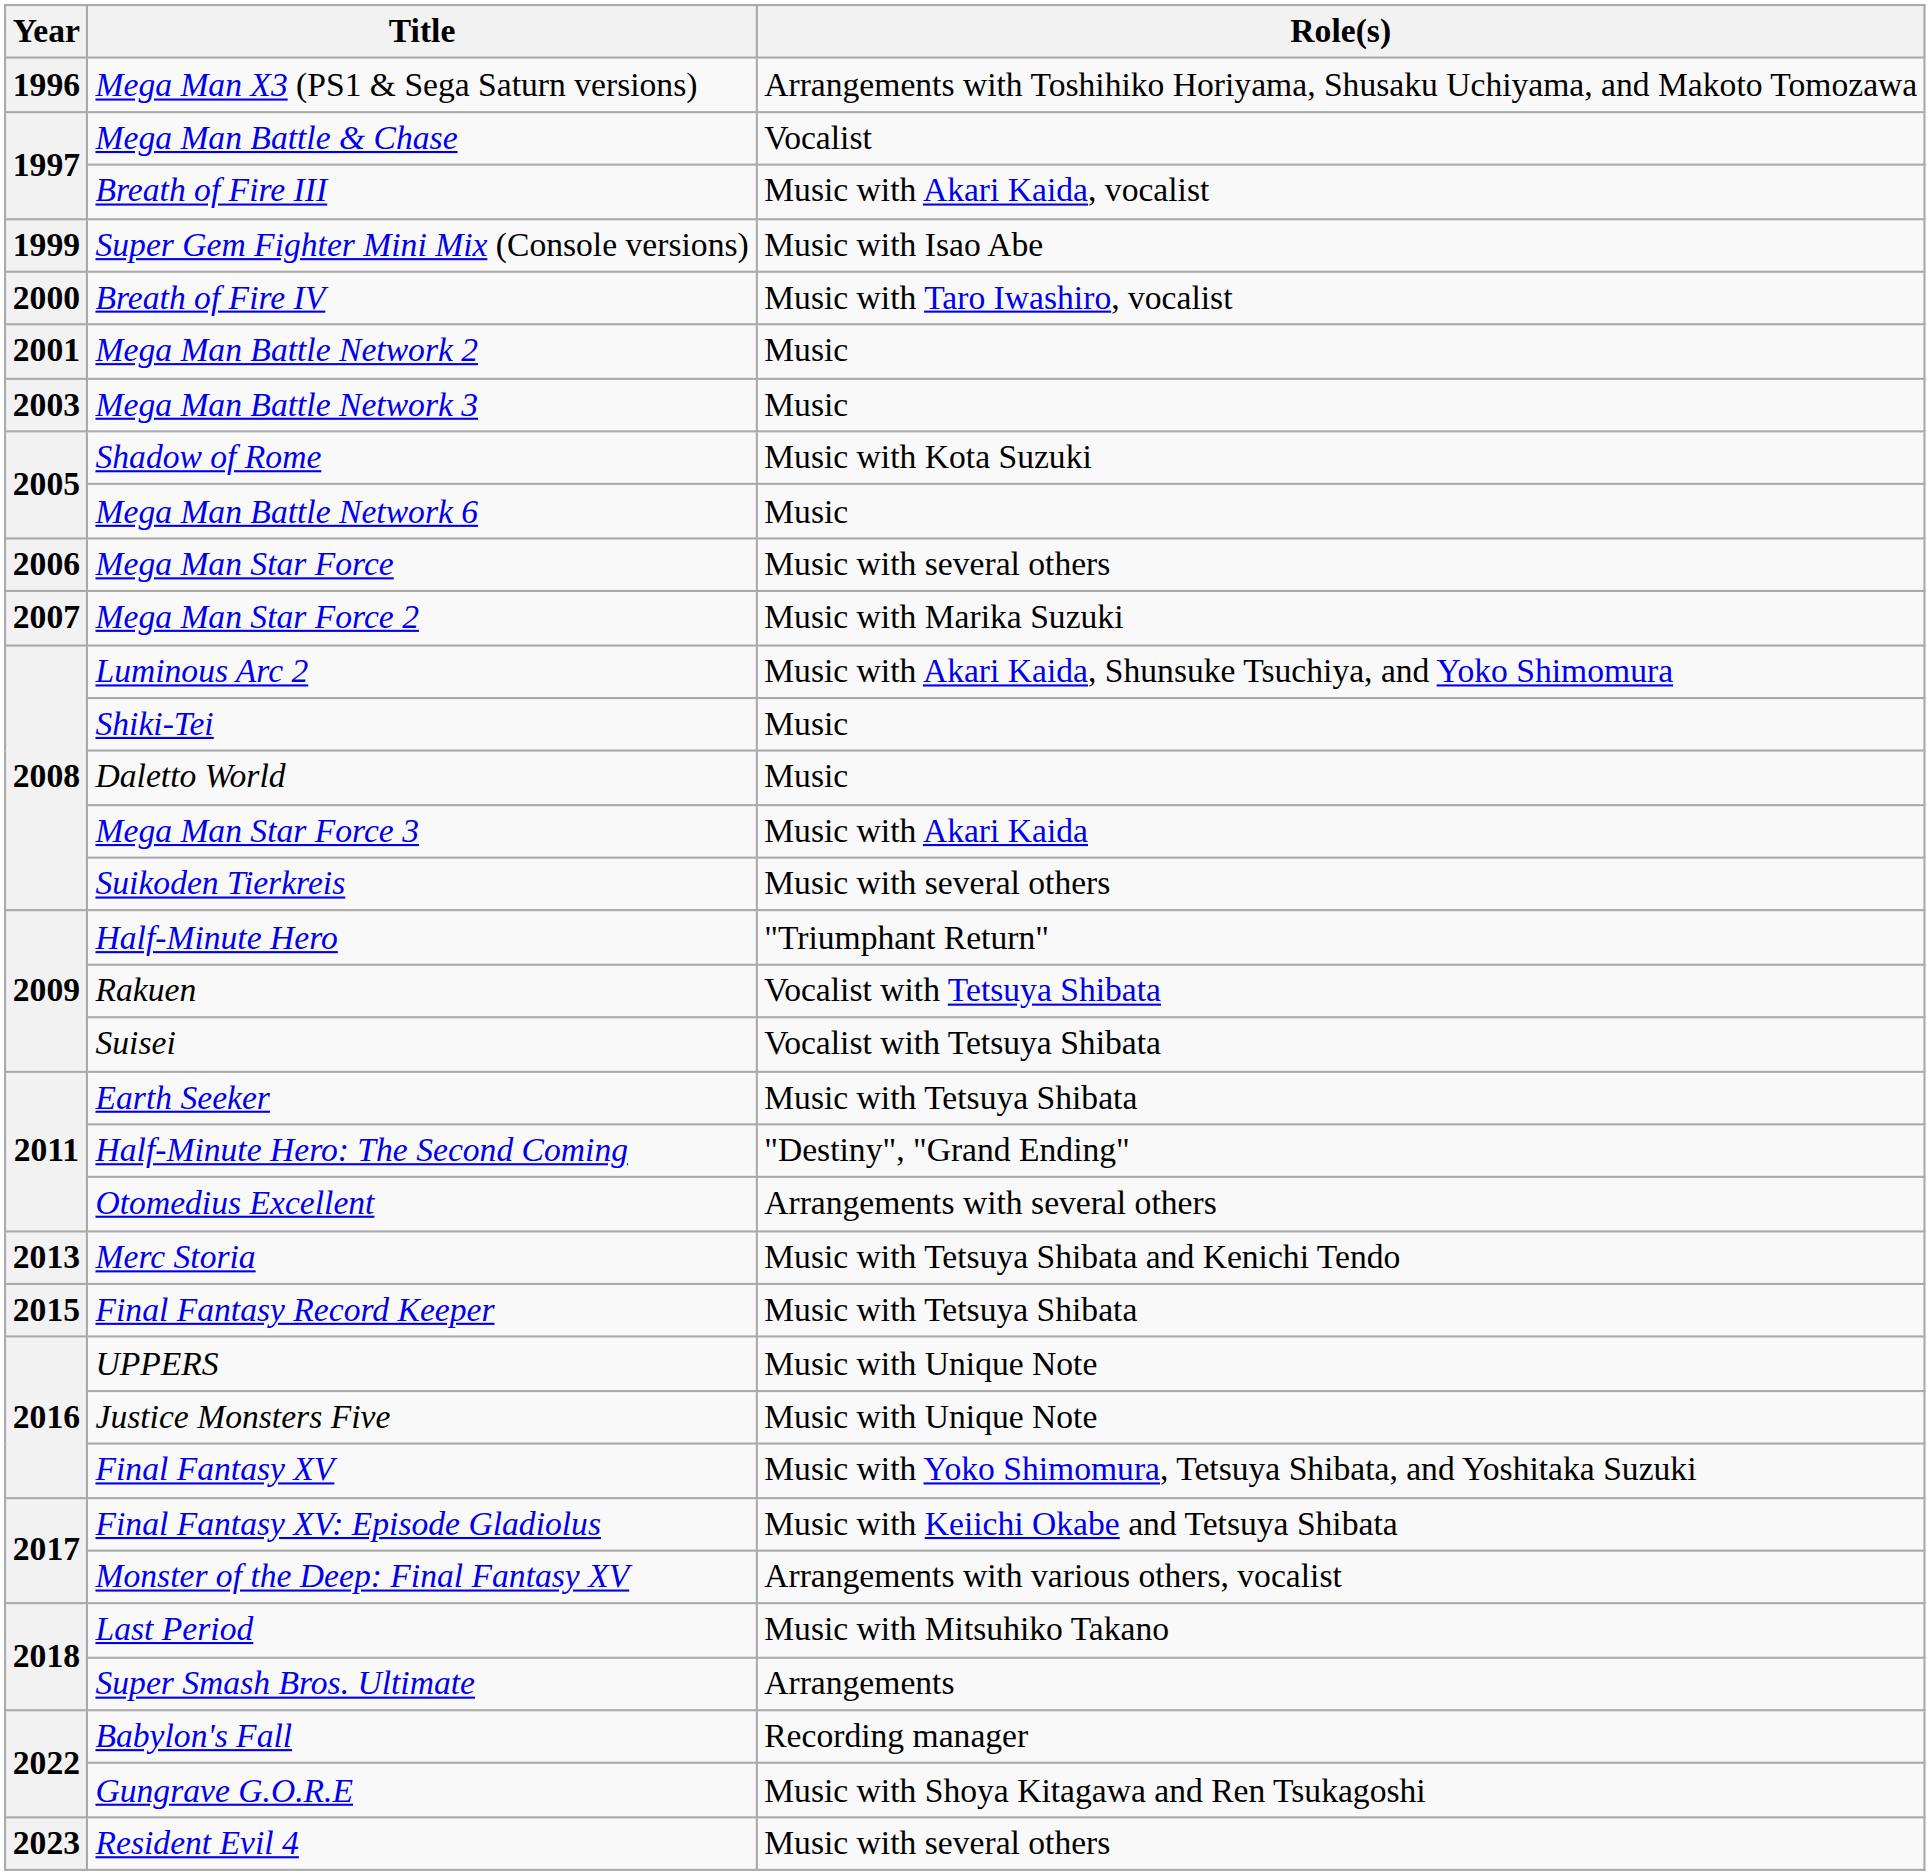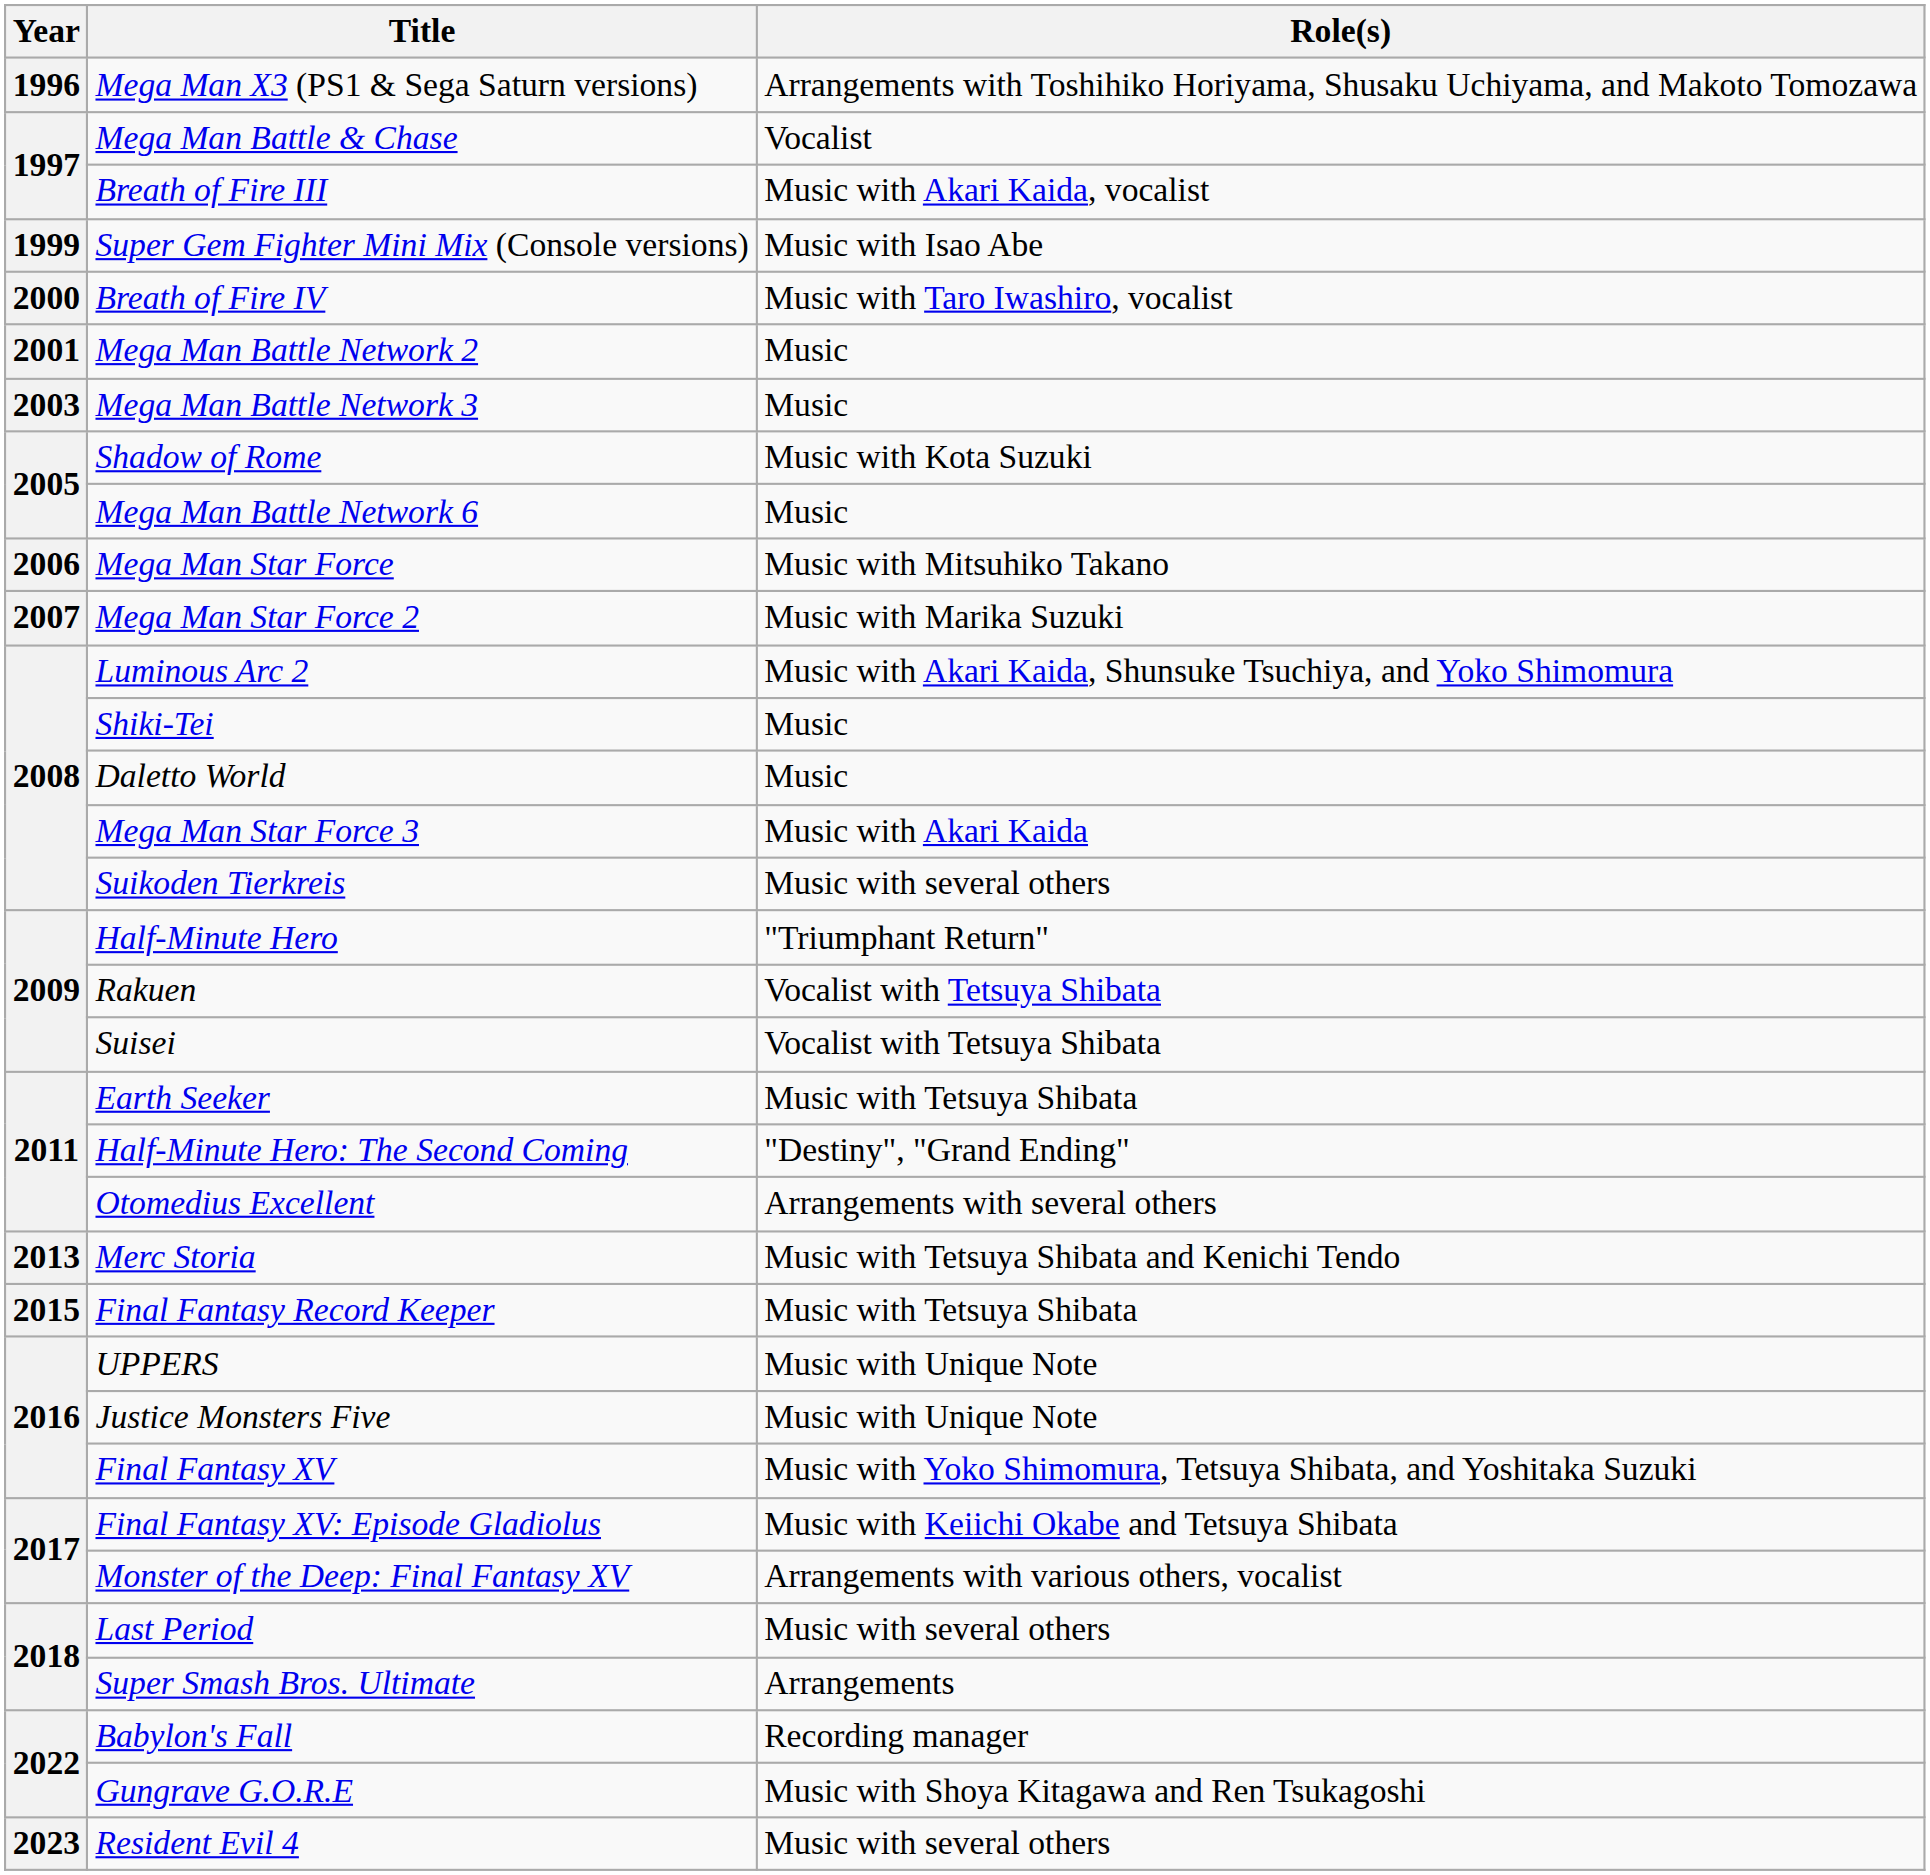(937, 564) Music with several others -> (967, 564) Music with Mitsuhiko Takano
(967, 1629) Music with Mitsuhiko Takano -> (937, 1629) Music with several others
